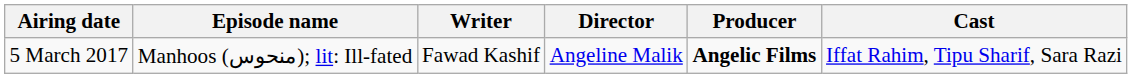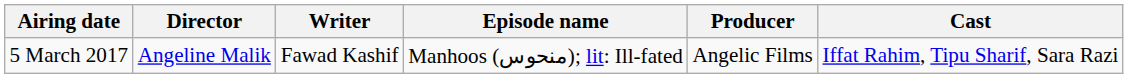columns swapped: (275, 21) <-> (616, 21)
(754, 55) bold -> (753, 55) normal
